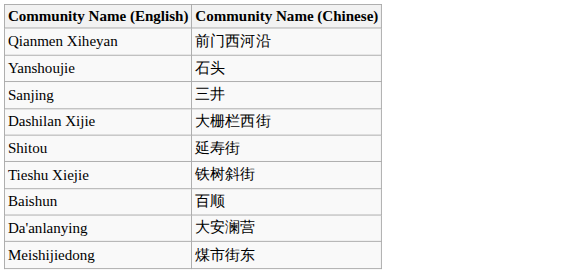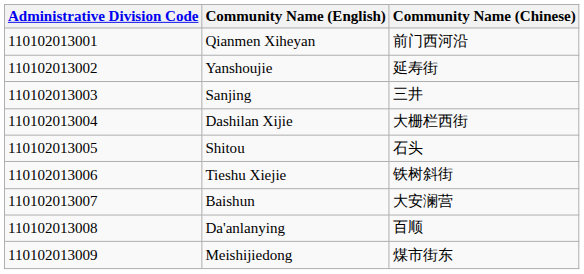+ column: (103, 16)
(210, 67) 石头 -> (415, 67) 延寿街
(218, 147) 延寿街 -> (408, 147) 石头
(210, 201) 百顺 -> (423, 201) 大安澜营
(225, 227) 大安澜营 -> (408, 227) 百顺
